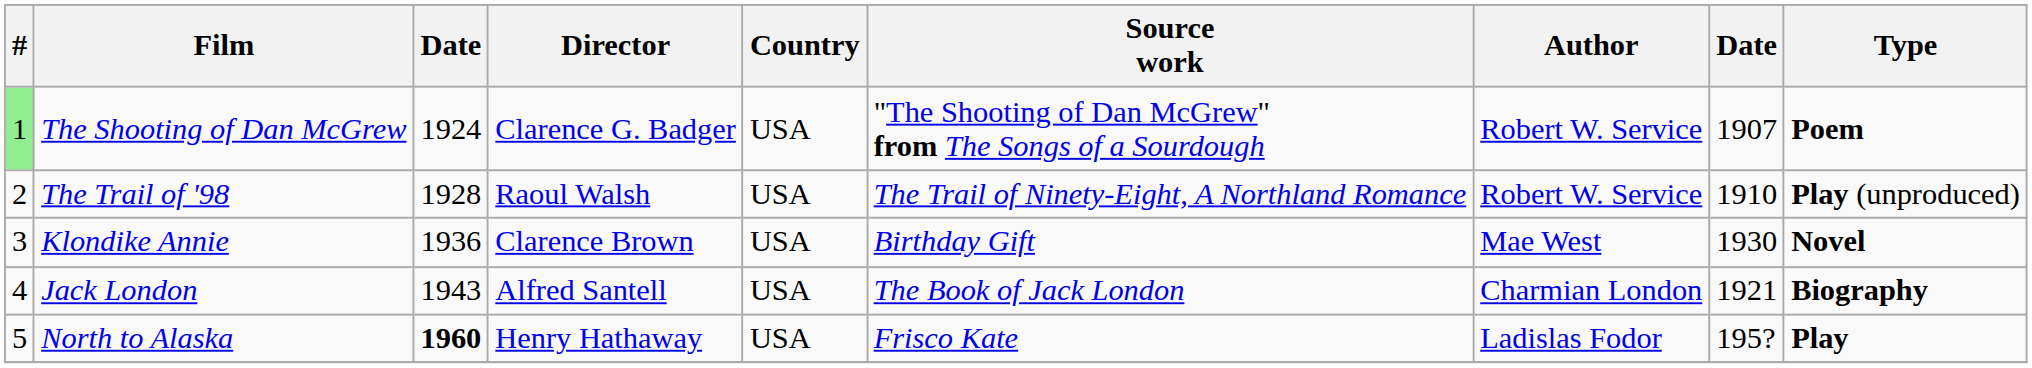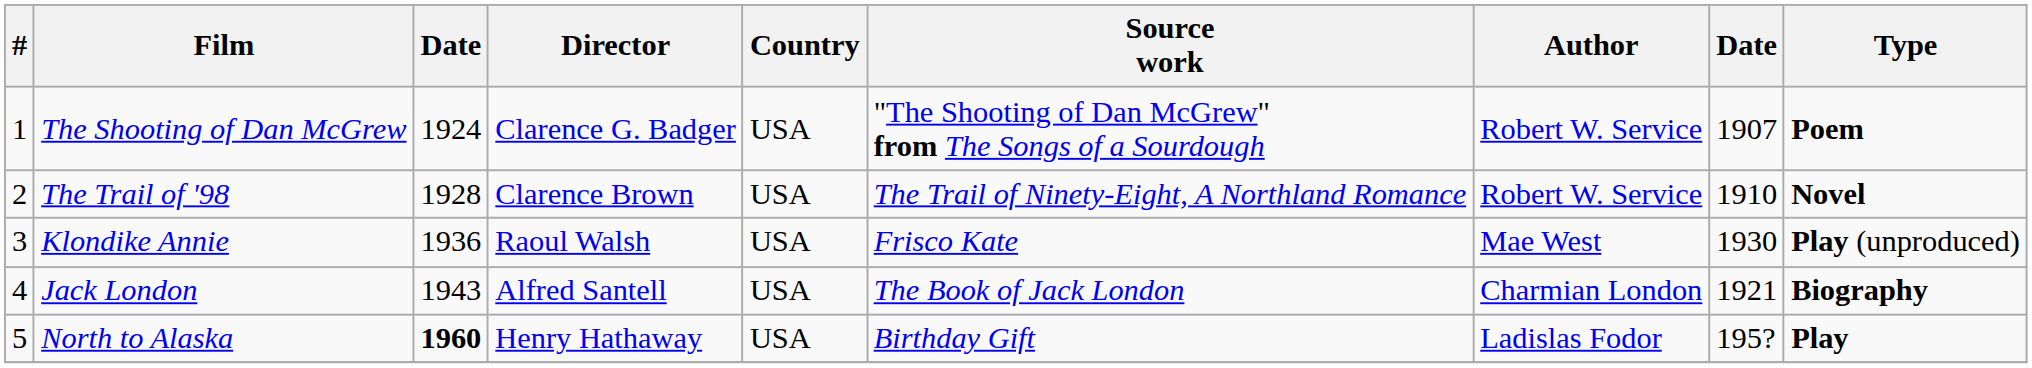(20, 128) lightgreen background -> (20, 128) no background
(573, 193) Raoul Walsh -> (595, 193) Clarence Brown
(1906, 193) Play (unproduced) -> (1828, 193) Novel
(595, 241) Clarence Brown -> (573, 241) Raoul Walsh
(954, 241) Birthday Gift -> (946, 241) Frisco Kate
(1828, 241) Novel -> (1906, 241) Play (unproduced)
(946, 338) Frisco Kate -> (954, 338) Birthday Gift
